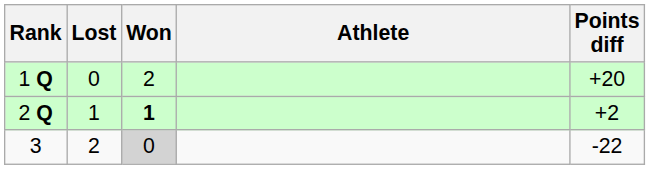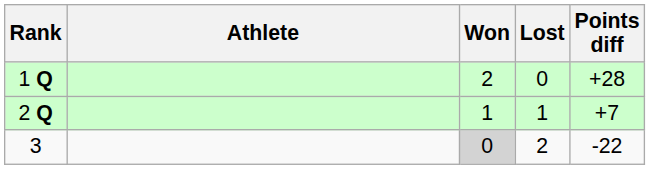columns swapped: (373, 33) <-> (94, 33)
(607, 79) +20 -> (607, 79) +28
(149, 112) bold -> (487, 112) normal
(607, 112) +2 -> (607, 112) +7
